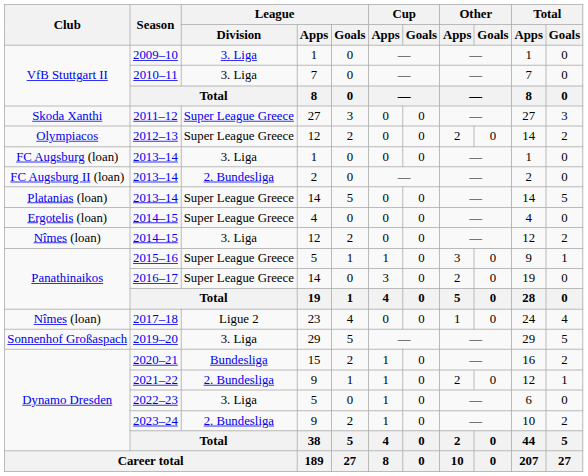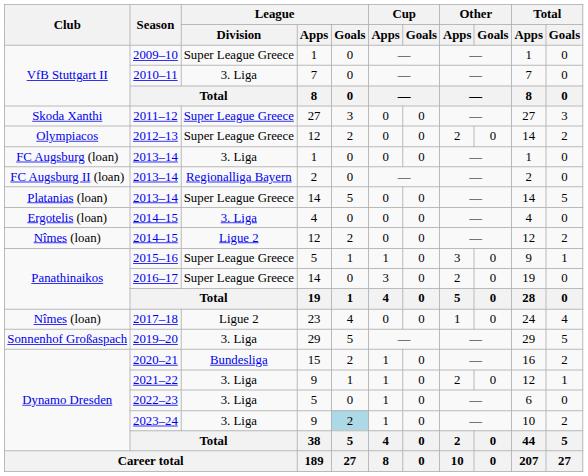(239, 55) 3. Liga -> (239, 55) Super League Greece
(239, 177) 2. Bundesliga -> (239, 177) Regionalliga Bayern
(239, 217) Super League Greece -> (239, 217) 3. Liga
(239, 237) 3. Liga -> (239, 237) Ligue 2
(239, 380) 2. Bundesliga -> (239, 380) 3. Liga
(239, 420) 2. Bundesliga -> (239, 420) 3. Liga
(350, 420) no background -> (350, 420) lightblue background
